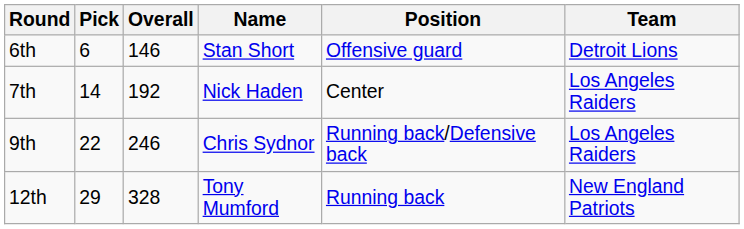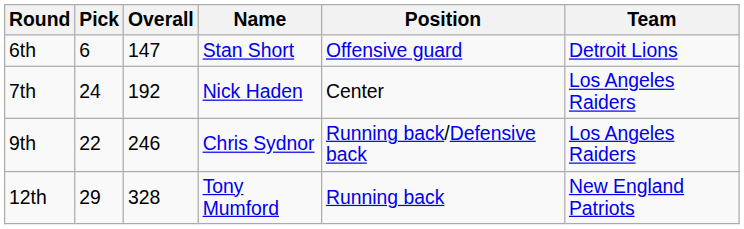(144, 50) 146 -> (144, 50) 147
(90, 92) 14 -> (90, 92) 24
